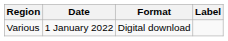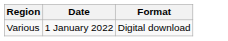- column: (208, 12)
